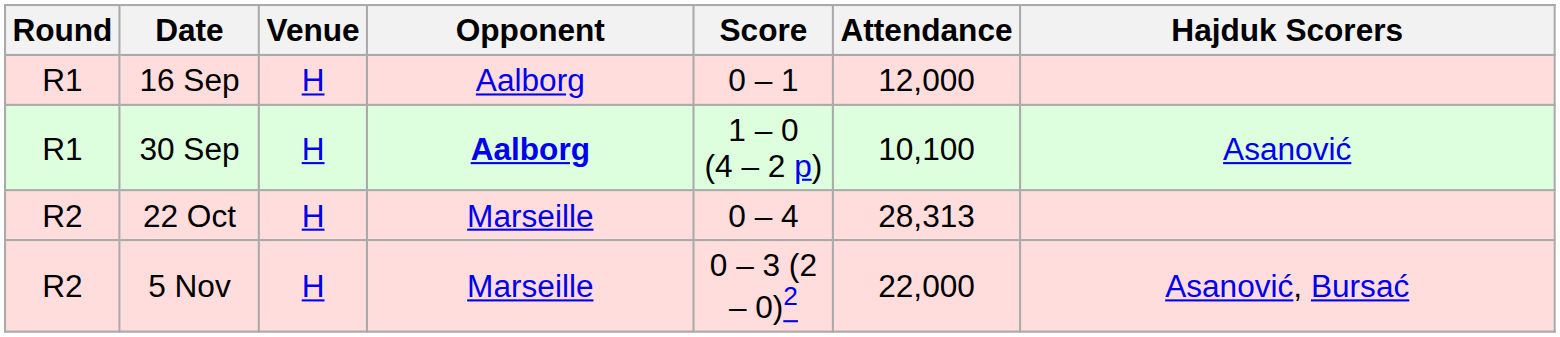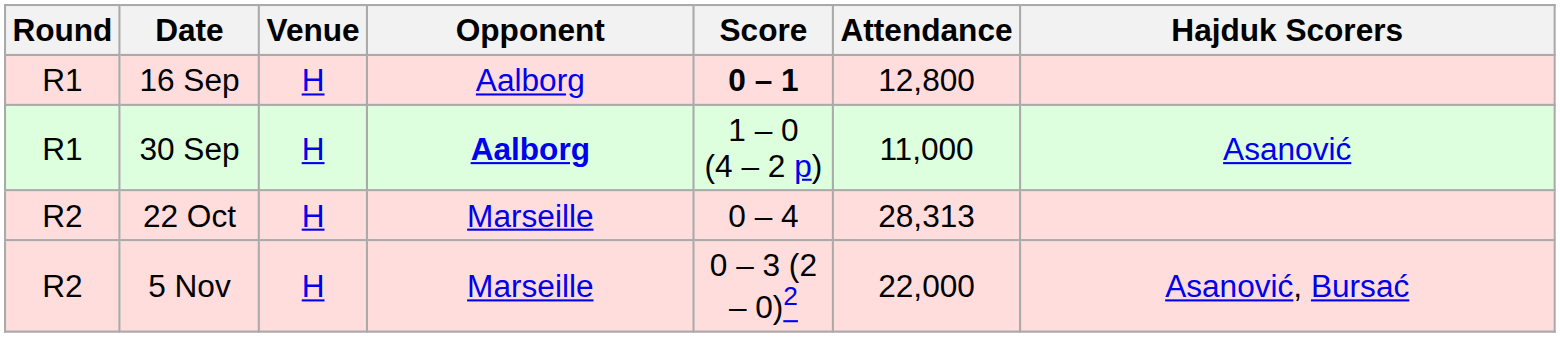(763, 80) normal -> (763, 80) bold
(927, 80) 12,000 -> (927, 80) 12,800
(927, 148) 10,100 -> (927, 148) 11,000
